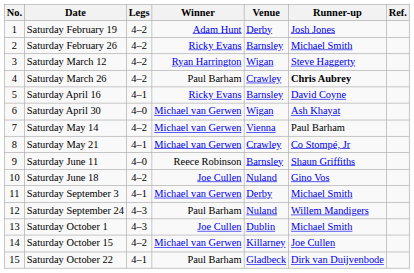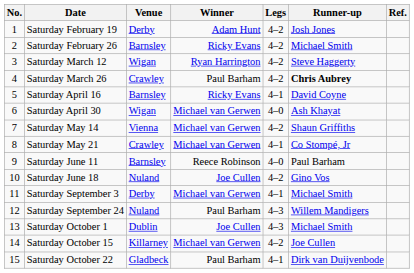columns swapped: (266, 12) <-> (139, 12)
(318, 128) Paul Barham -> (323, 128) Shaun Griffiths
(323, 161) Shaun Griffiths -> (318, 161) Paul Barham
